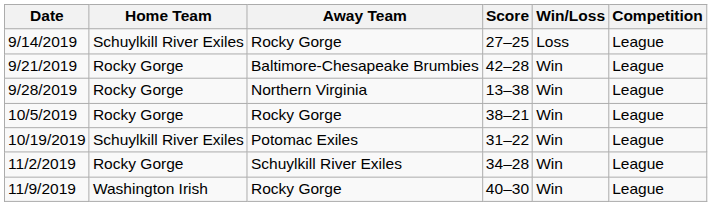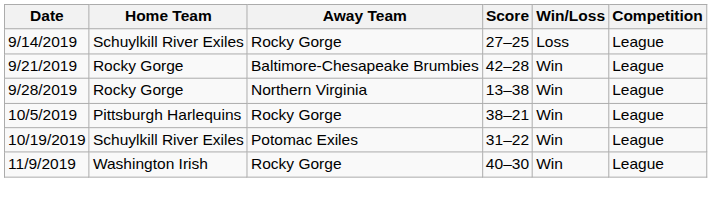(138, 115) Rocky Gorge -> (167, 115) Pittsburgh Harlequins
- row: (42, 164)
